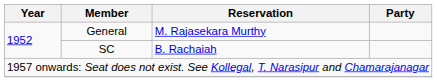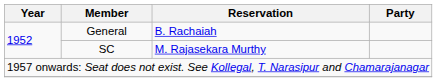(210, 31) M. Rajasekara Murthy -> (186, 31) B. Rachaiah
(186, 49) B. Rachaiah -> (210, 49) M. Rajasekara Murthy
